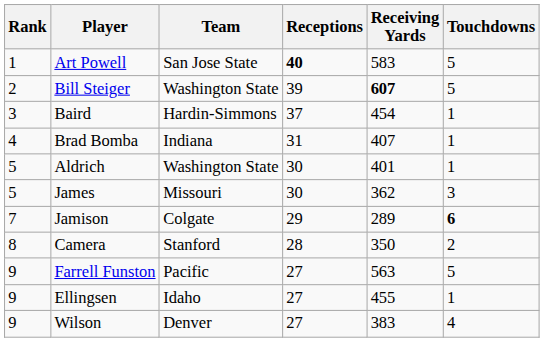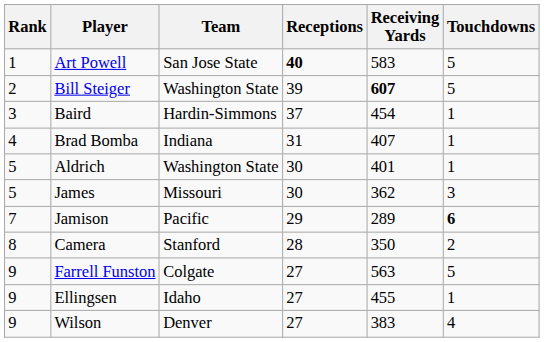(189, 219) Colgate -> (186, 219) Pacific
(186, 271) Pacific -> (189, 271) Colgate
